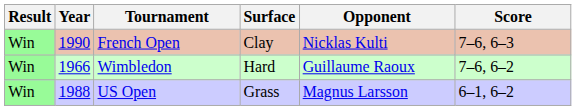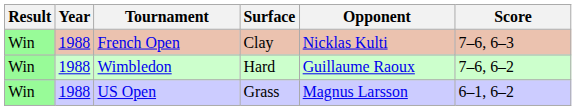(74, 42) 1990 -> (74, 42) 1988
(74, 67) 1966 -> (74, 67) 1988
